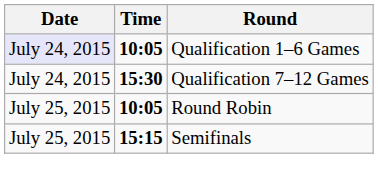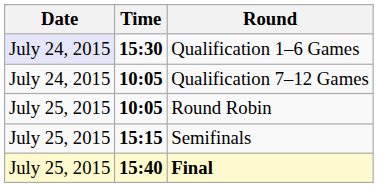(141, 49) 10:05 -> (141, 49) 15:30
(141, 78) 15:30 -> (141, 78) 10:05
+ row: (192, 167)
